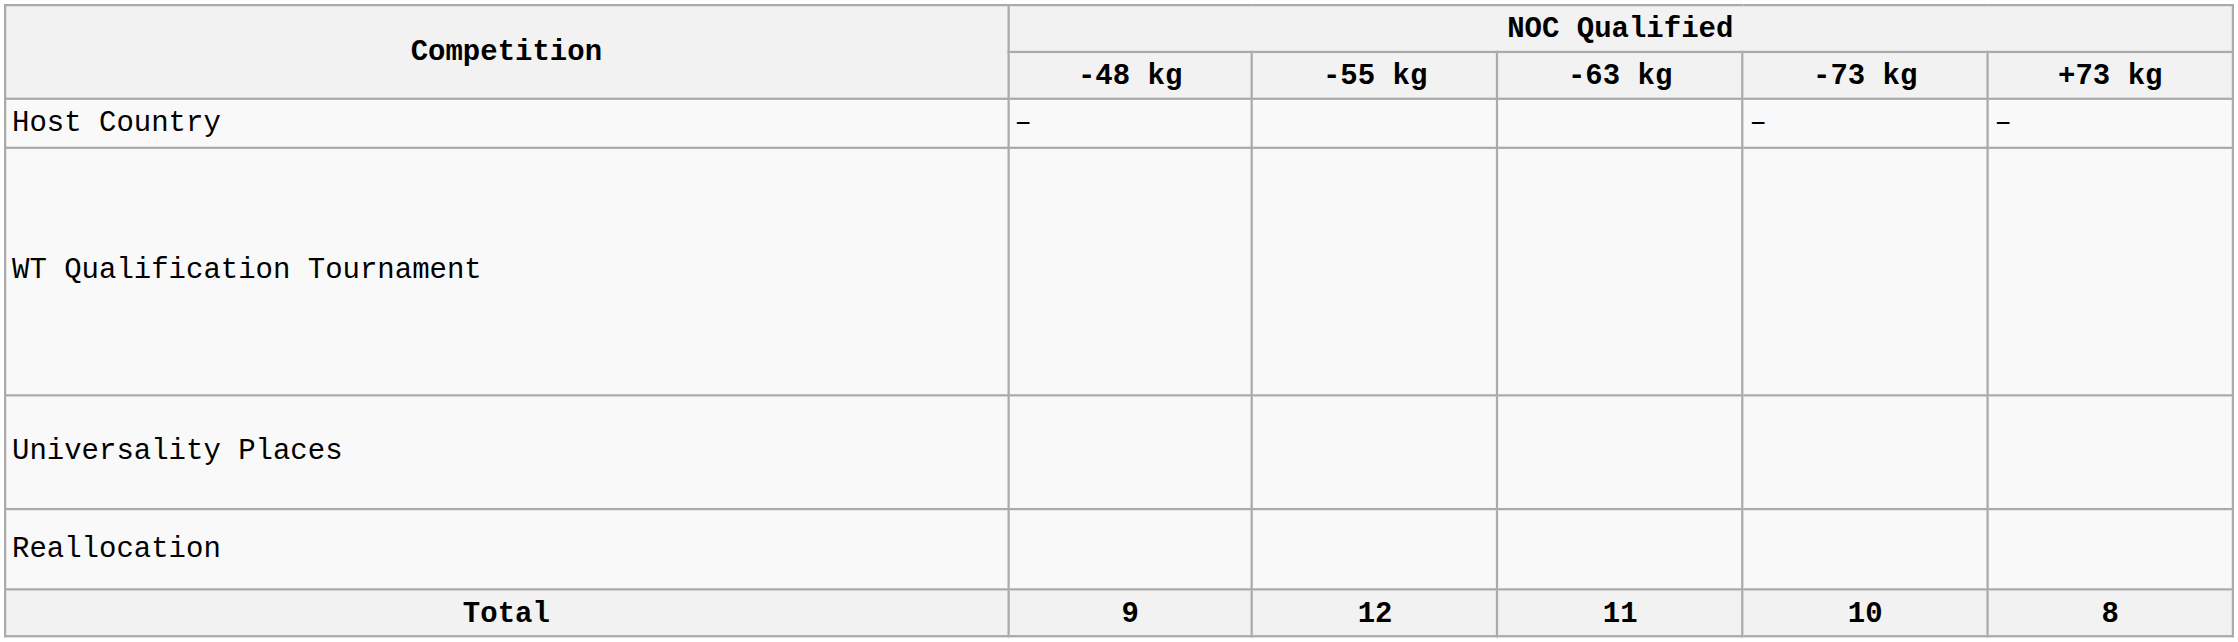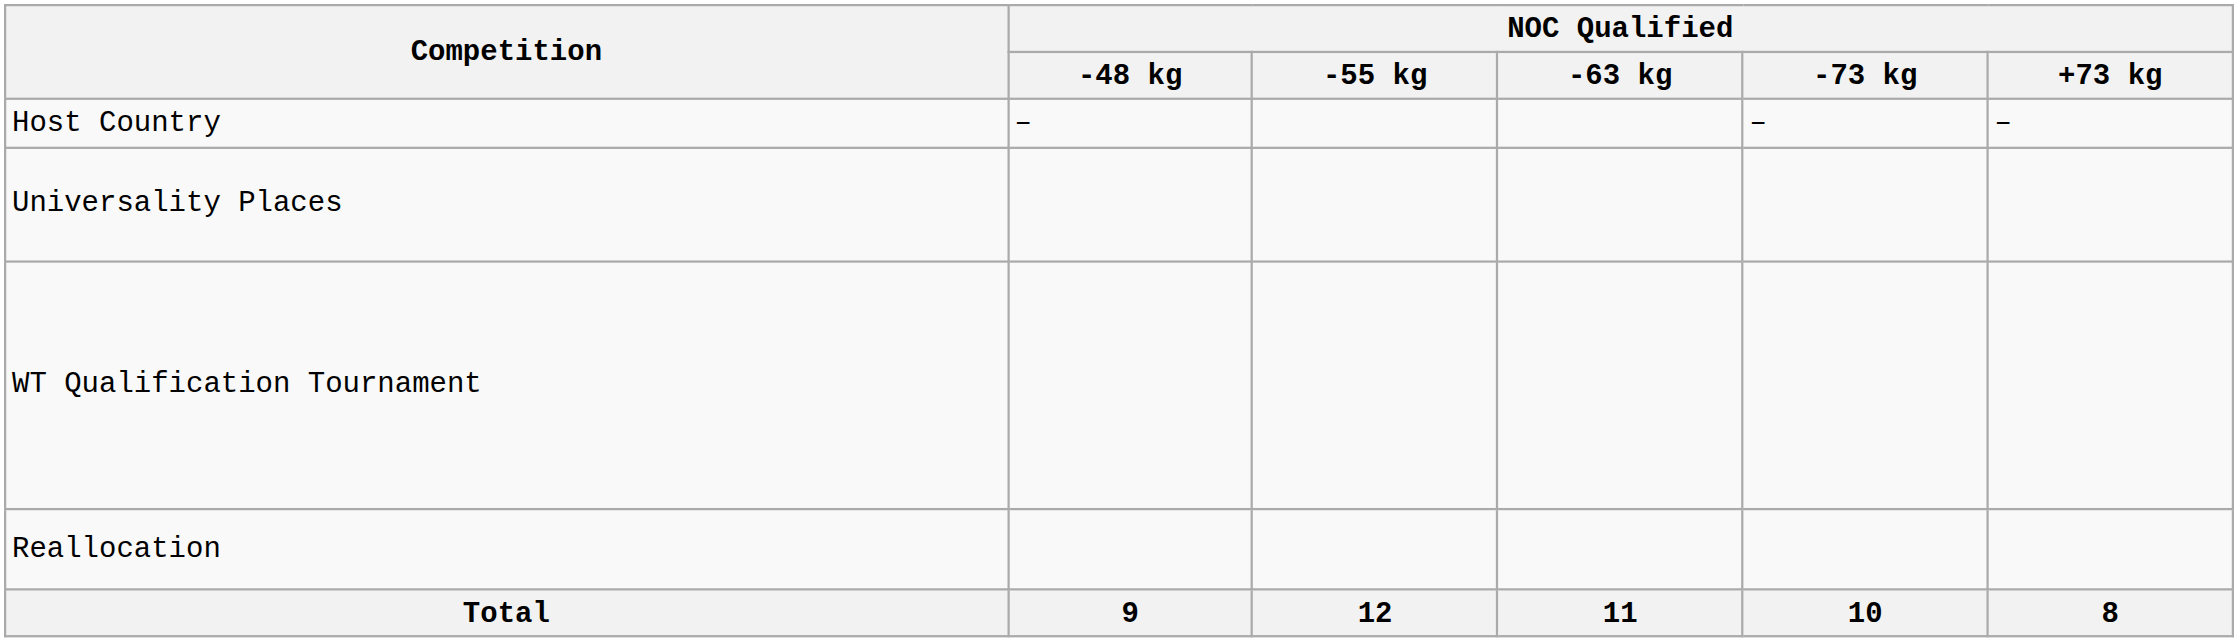rows swapped: (247, 271) <-> (177, 452)
